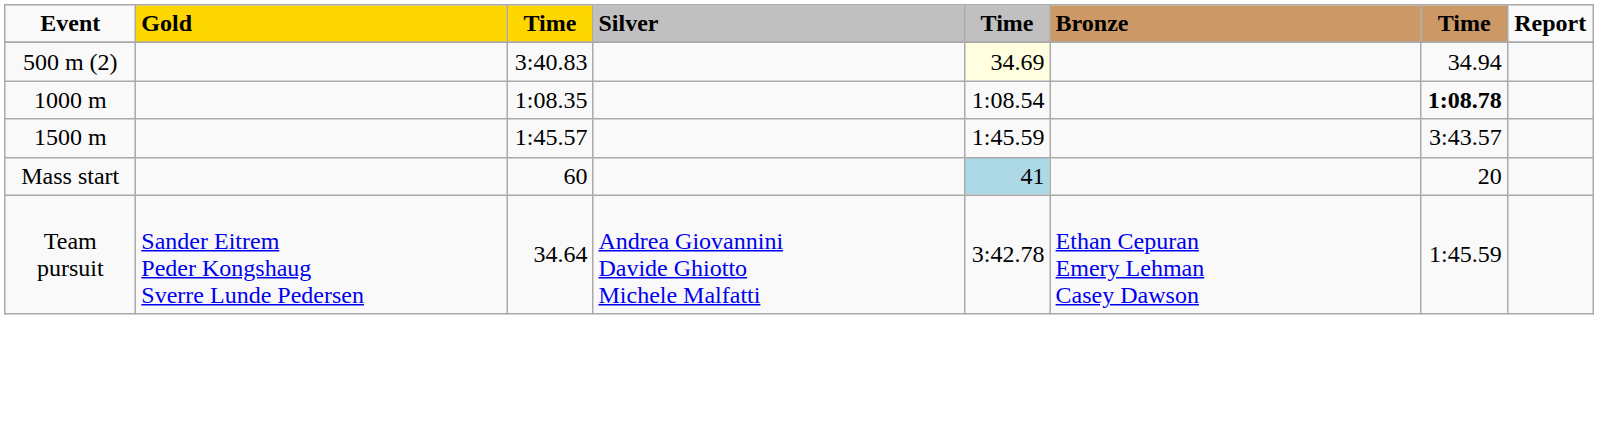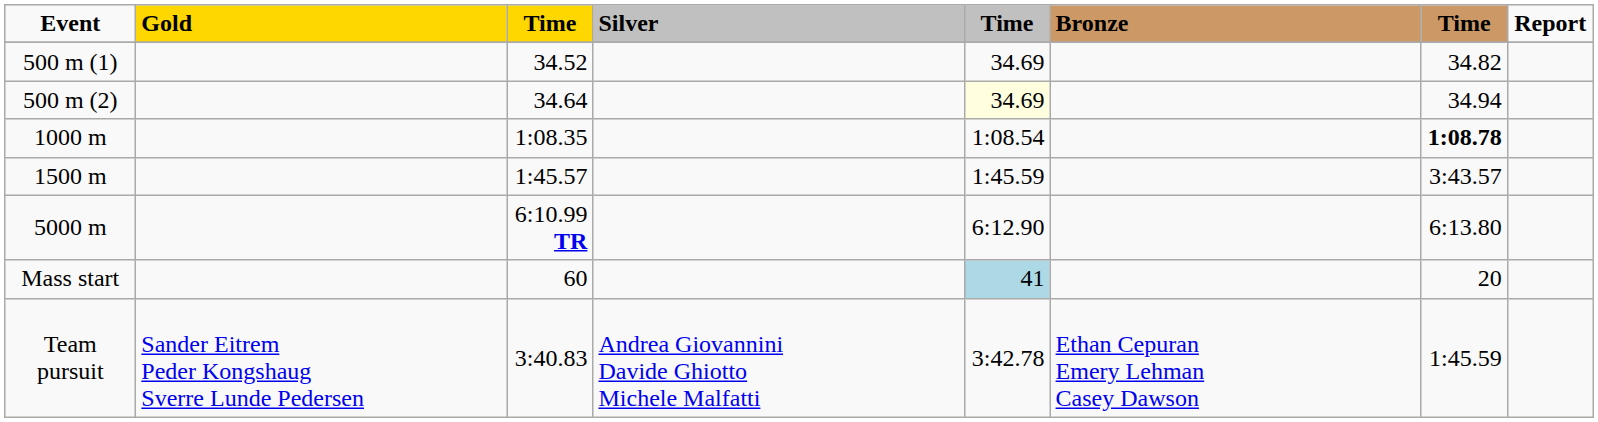+ row: (70, 61)
(551, 61) 3:40.83 -> (560, 99) 34.64
+ row: (70, 227)
(560, 254) 34.64 -> (551, 357) 3:40.83
